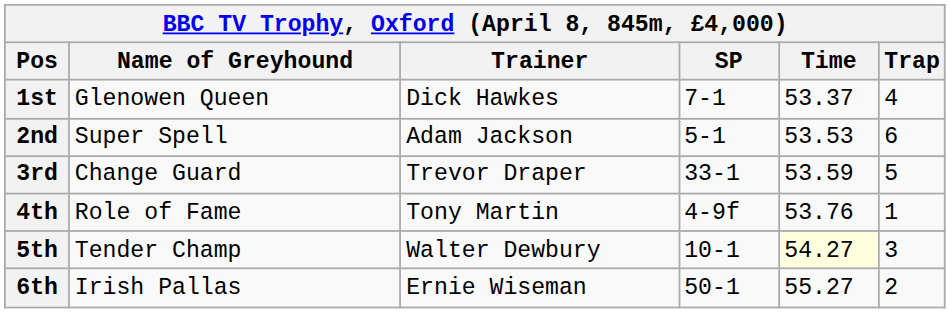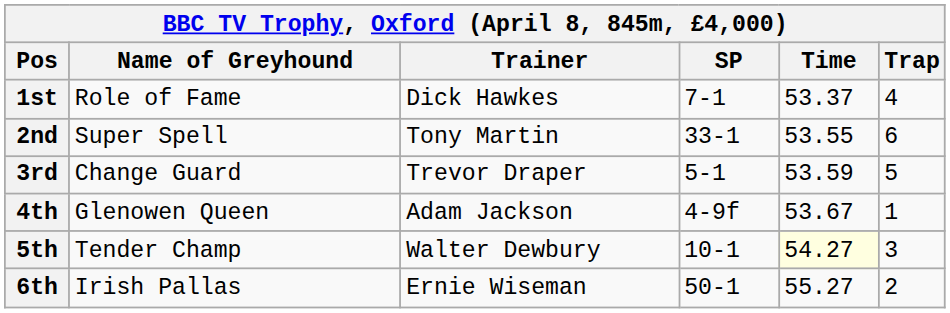(172, 99) Glenowen Queen -> (158, 99) Role of Fame
(490, 137) Adam Jackson -> (483, 137) Tony Martin
(705, 137) 5-1 -> (712, 137) 33-1
(819, 137) 53.53 -> (819, 137) 53.55
(712, 175) 33-1 -> (705, 175) 5-1
(158, 212) Role of Fame -> (172, 212) Glenowen Queen
(483, 212) Tony Martin -> (490, 212) Adam Jackson
(819, 212) 53.76 -> (819, 212) 53.67
